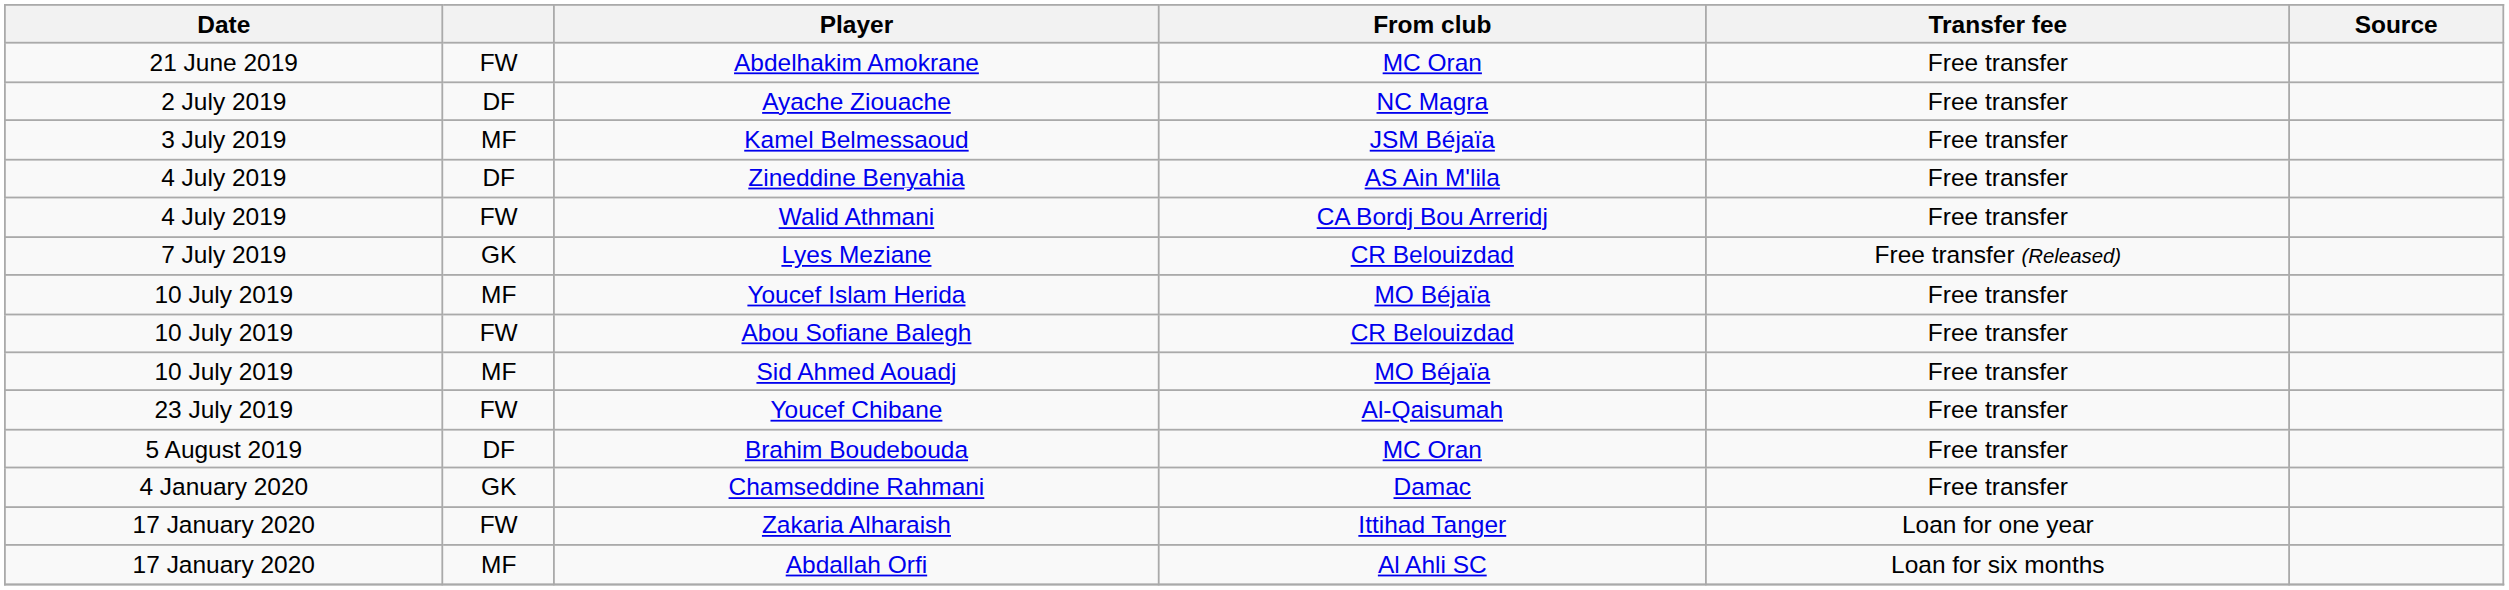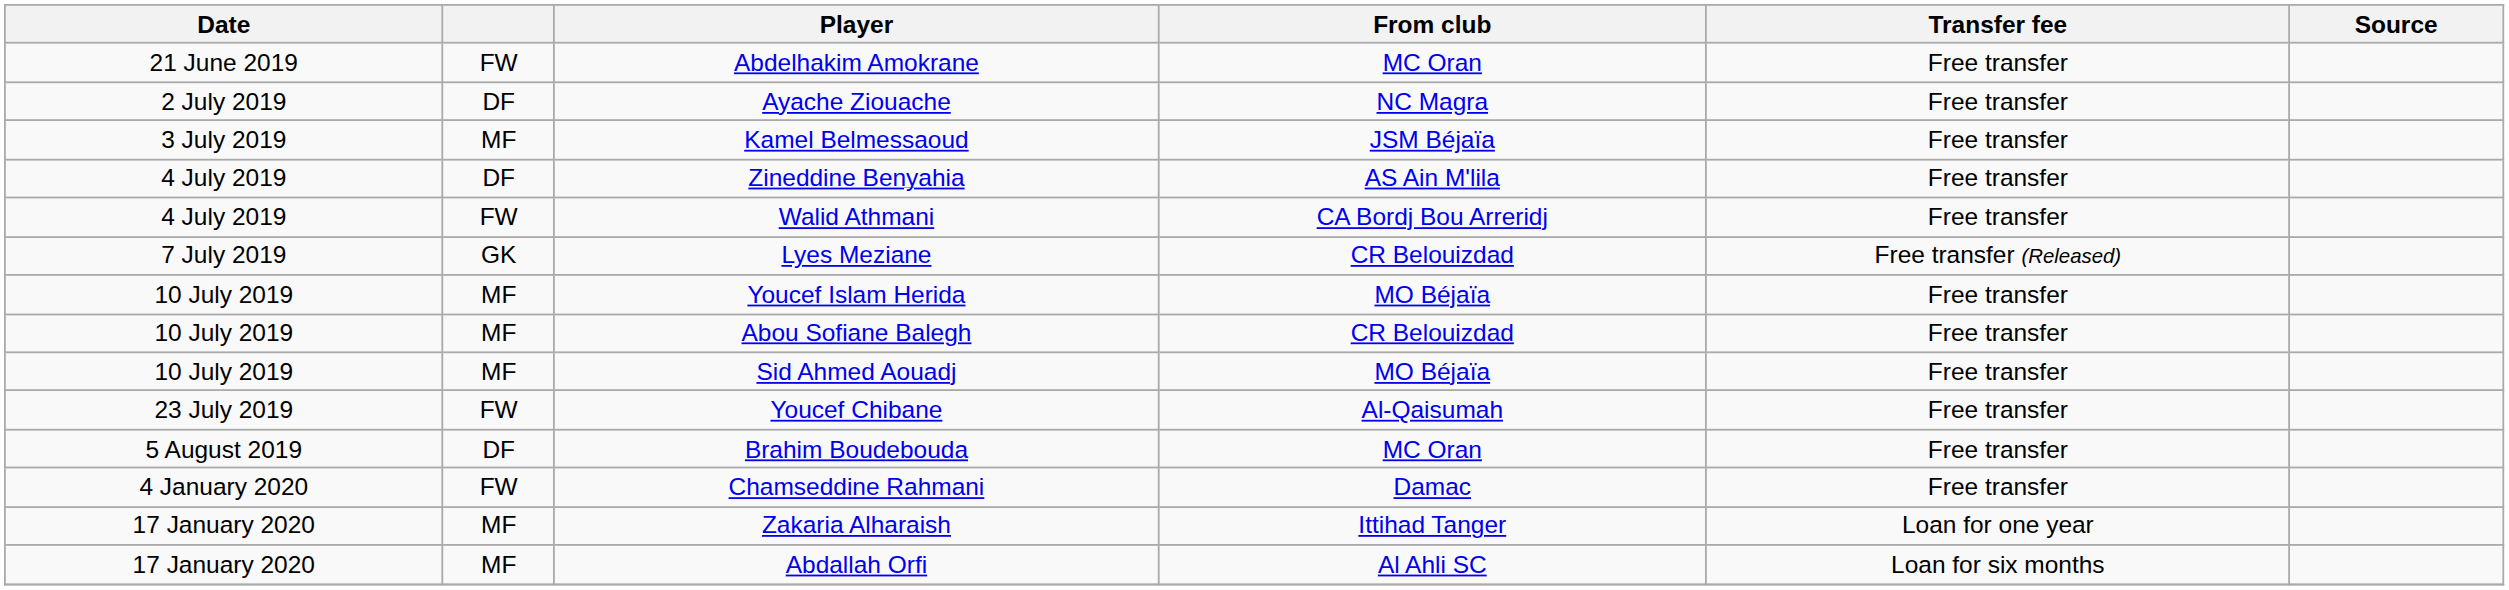(499, 332) FW -> (499, 332) MF
(499, 487) GK -> (499, 487) FW
(499, 525) FW -> (499, 525) MF
